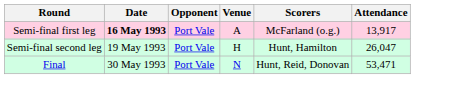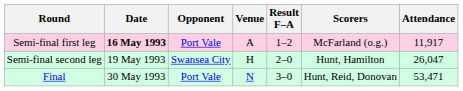+ column: (284, 19)
(381, 30) 13,917 -> (428, 42) 11,917
(194, 47) Port Vale -> (201, 59) Swansea City
